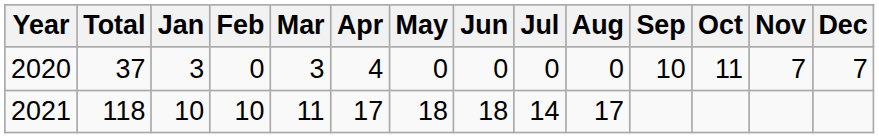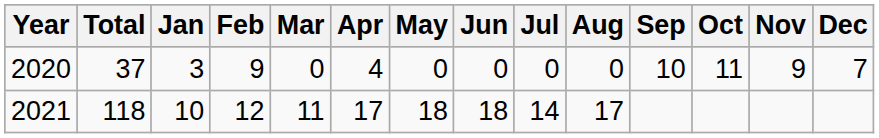(257, 68) 0 -> (257, 68) 9
(317, 68) 3 -> (317, 68) 0
(799, 68) 7 -> (799, 68) 9
(249, 111) 10 -> (249, 111) 12
